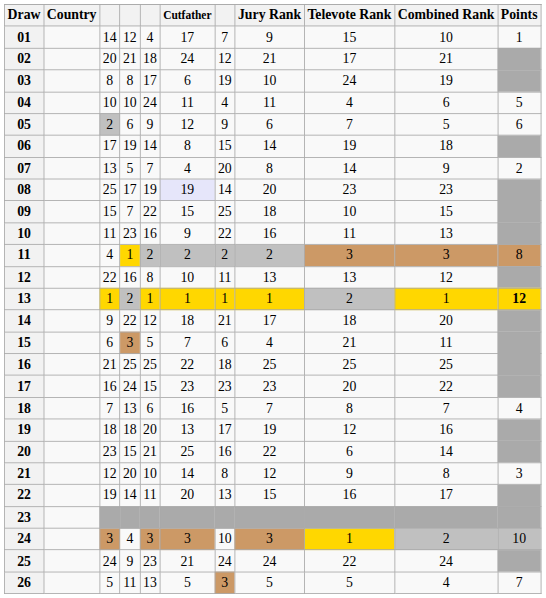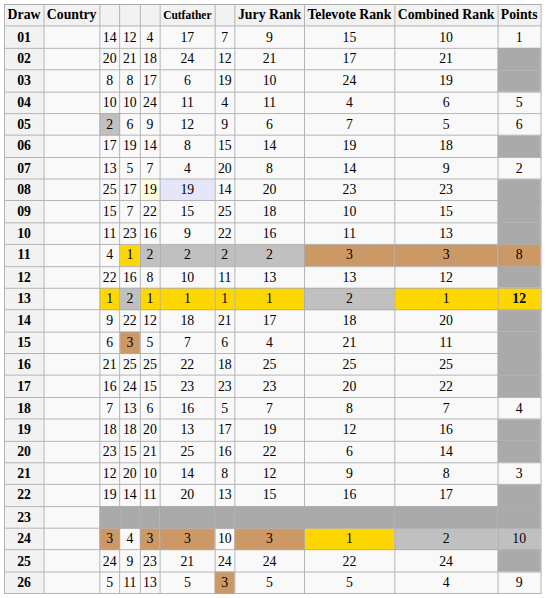(150, 189) no background -> (150, 189) lightyellow background
(519, 582) 7 -> (519, 582) 9
